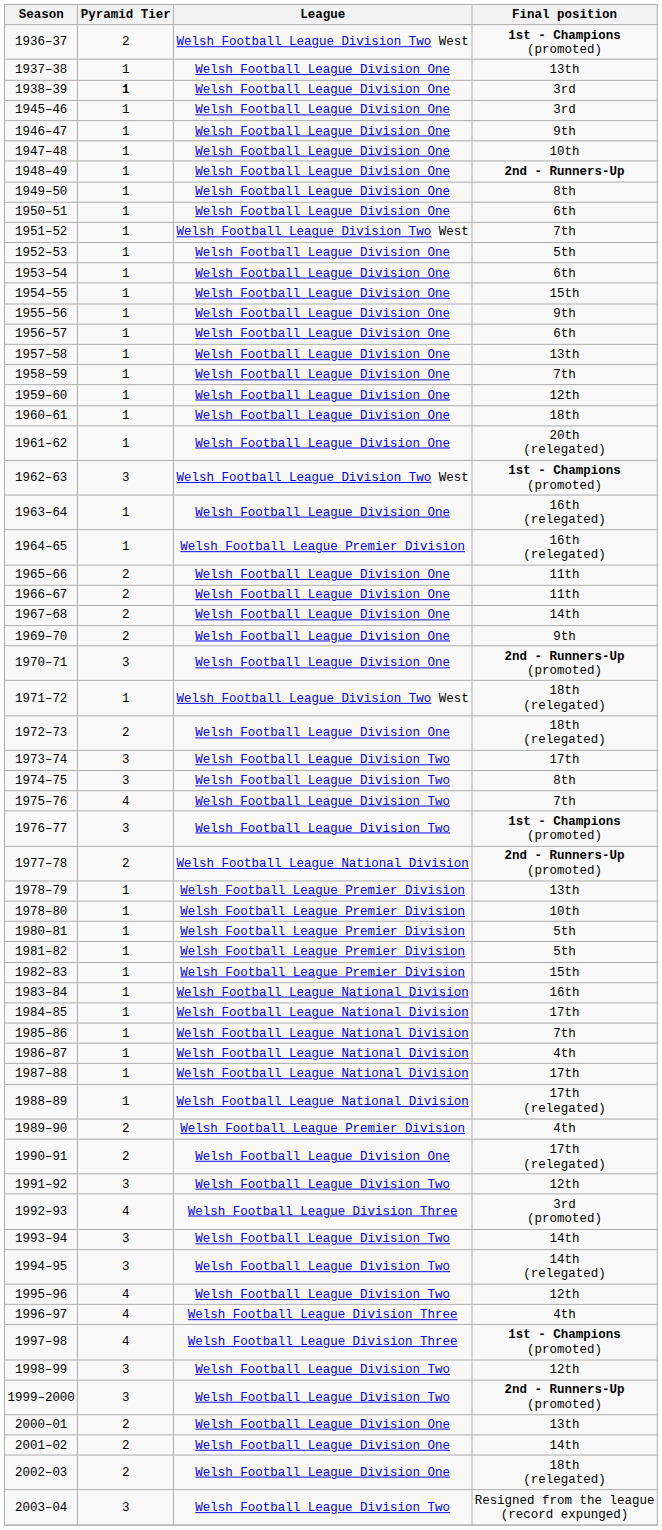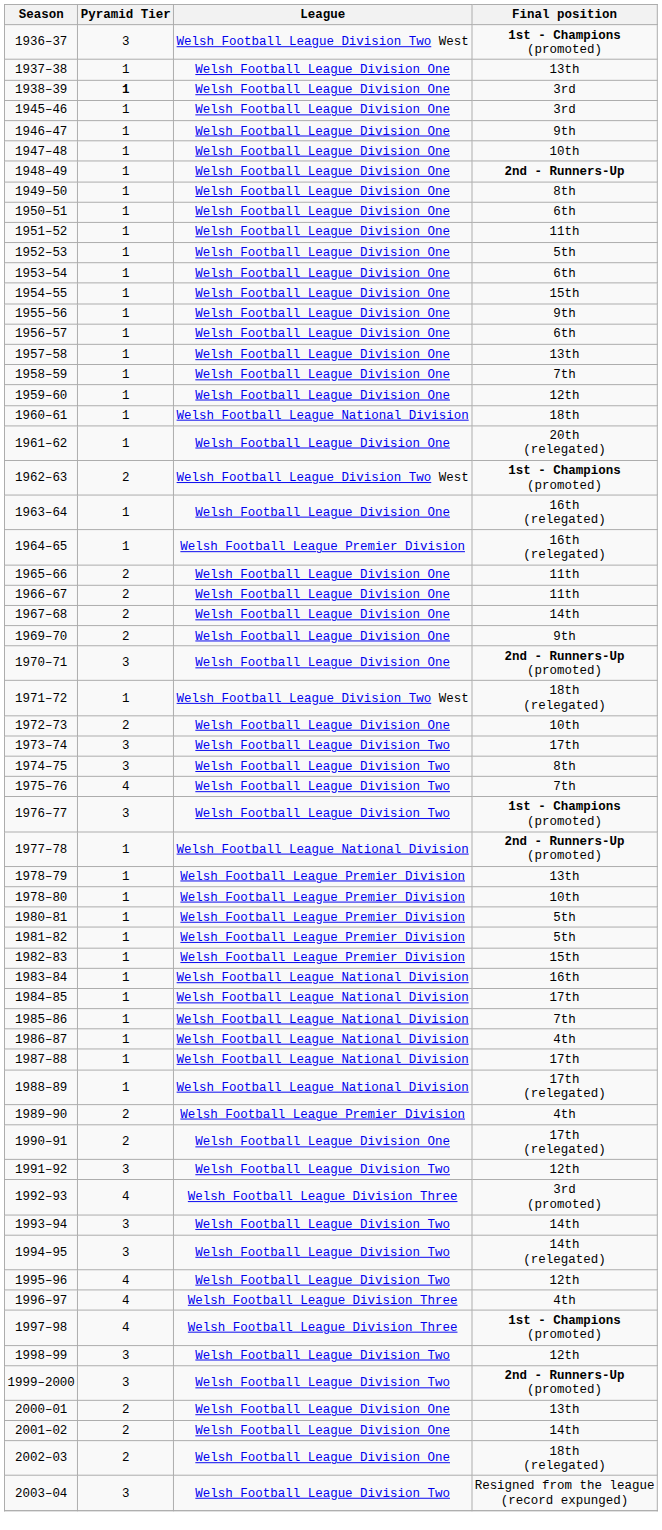(126, 42) 2 -> (126, 42) 3
(323, 232) Welsh Football League Division Two West -> (323, 232) Welsh Football League Division One
(565, 232) 7th -> (565, 232) 11th
(323, 416) Welsh Football League Division One -> (323, 416) Welsh Football League National Division
(126, 478) 3 -> (126, 478) 2
(565, 733) 18th (relegated) -> (565, 726) 10th
(126, 863) 2 -> (126, 849) 1
